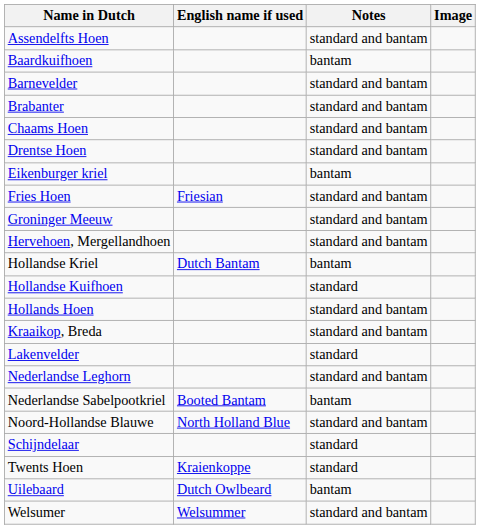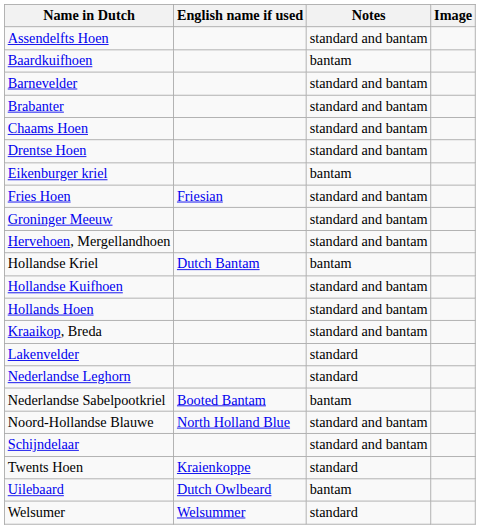(334, 286) standard -> (369, 286) standard and bantam
(369, 377) standard and bantam -> (334, 377) standard
(334, 444) standard -> (369, 444) standard and bantam
(369, 512) standard and bantam -> (334, 512) standard
